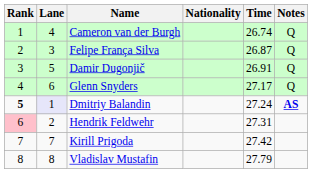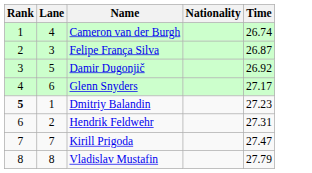- column: (291, 13)
(259, 68) 26.91 -> (259, 68) 26.92
(52, 104) lavender background -> (52, 104) no background
(259, 104) 27.24 -> (259, 104) 27.23
(20, 123) pink background -> (20, 123) no background
(259, 141) 27.42 -> (259, 141) 27.47
